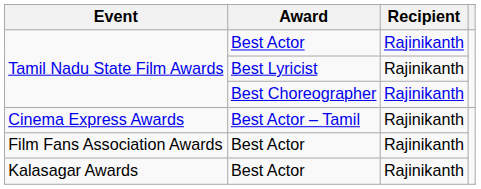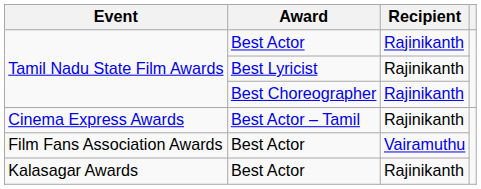(424, 145) Rajinikanth -> (425, 145) Vairamuthu
